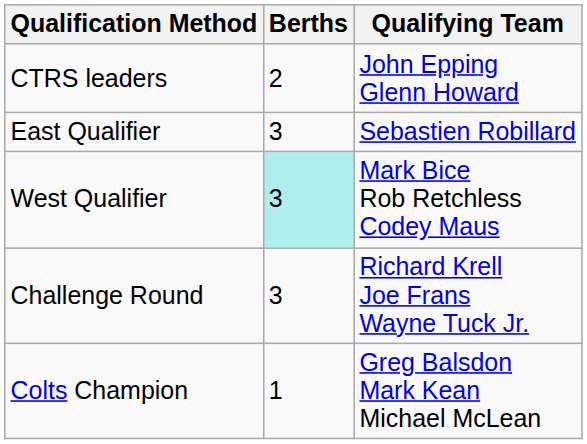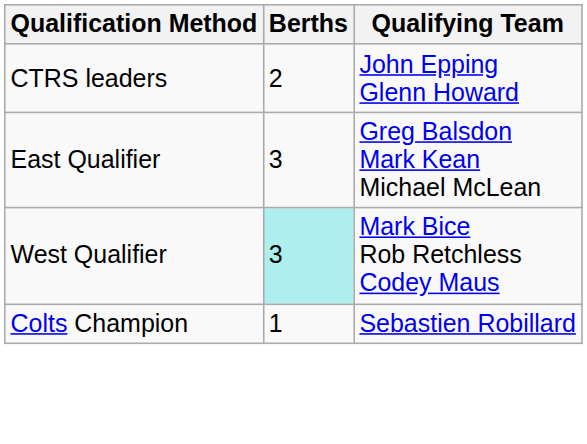(468, 131) Sebastien Robillard -> (450, 159) Greg Balsdon Mark Kean Michael McLean
- row: (107, 294)
(450, 390) Greg Balsdon Mark Kean Michael McLean -> (468, 323) Sebastien Robillard
